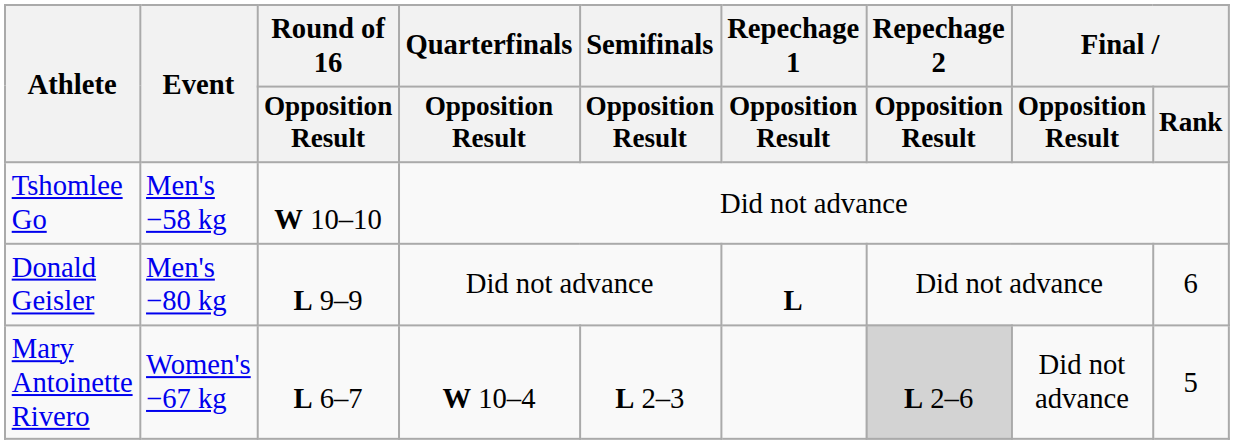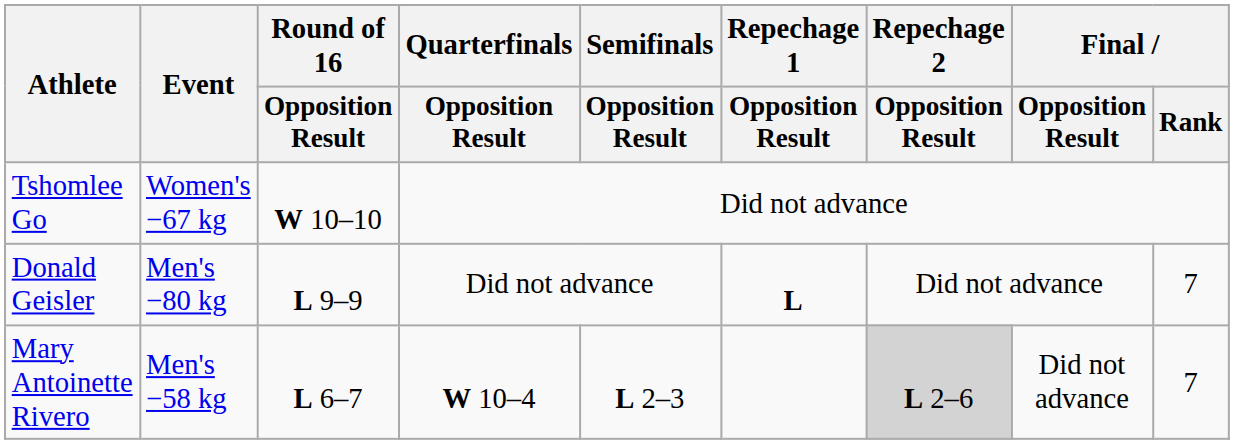(186, 203) Men's −58 kg -> (198, 203) Women's −67 kg
(1191, 284) 6 -> (1191, 284) 7
(198, 382) Women's −67 kg -> (186, 382) Men's −58 kg
(1191, 382) 5 -> (1191, 382) 7
